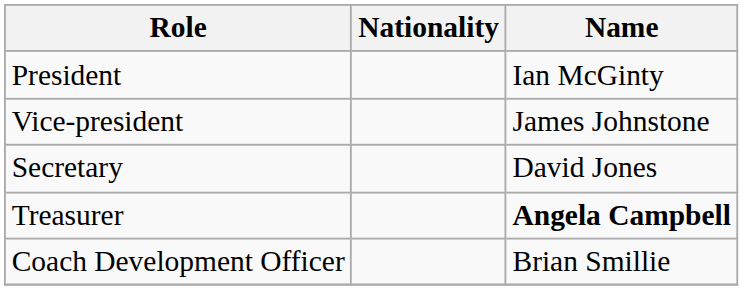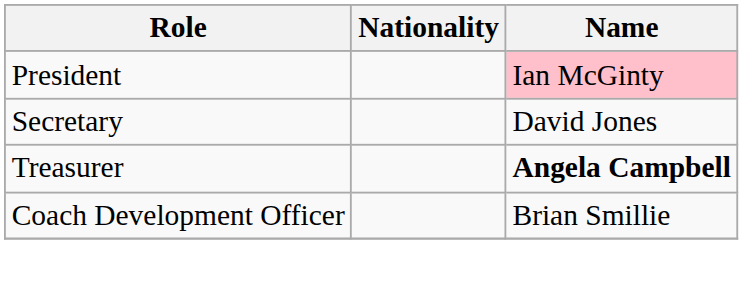(588, 74) no background -> (588, 74) pink background
- row: (97, 121)
